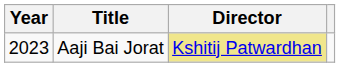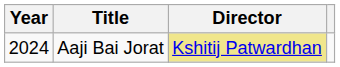(29, 47) 2023 -> (29, 47) 2024
